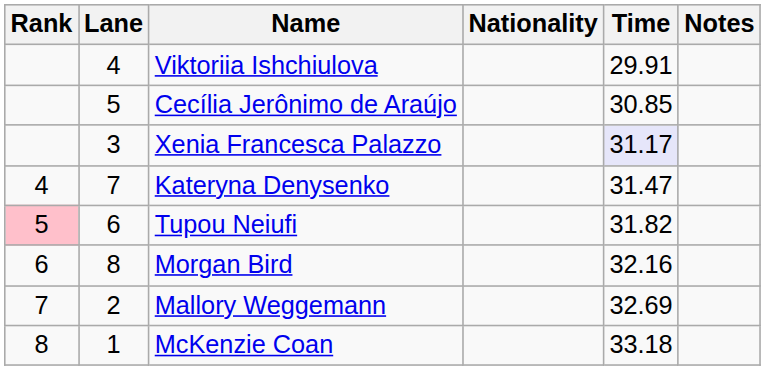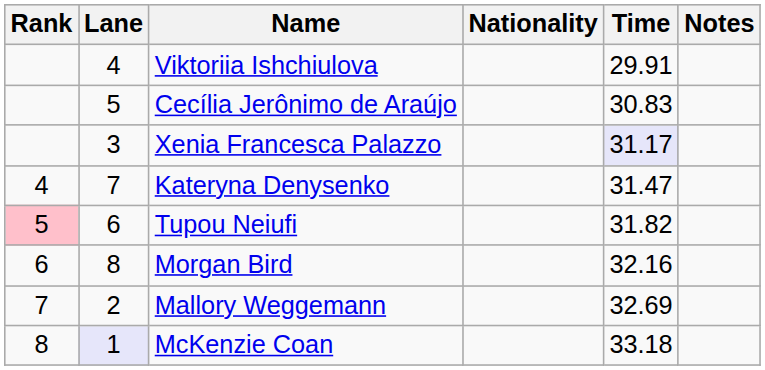(641, 104) 30.85 -> (641, 104) 30.83
(114, 345) no background -> (114, 345) lavender background
